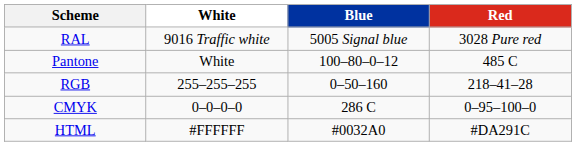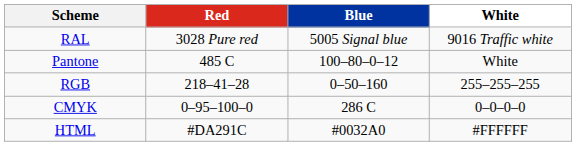columns swapped: (217, 15) <-> (500, 15)
